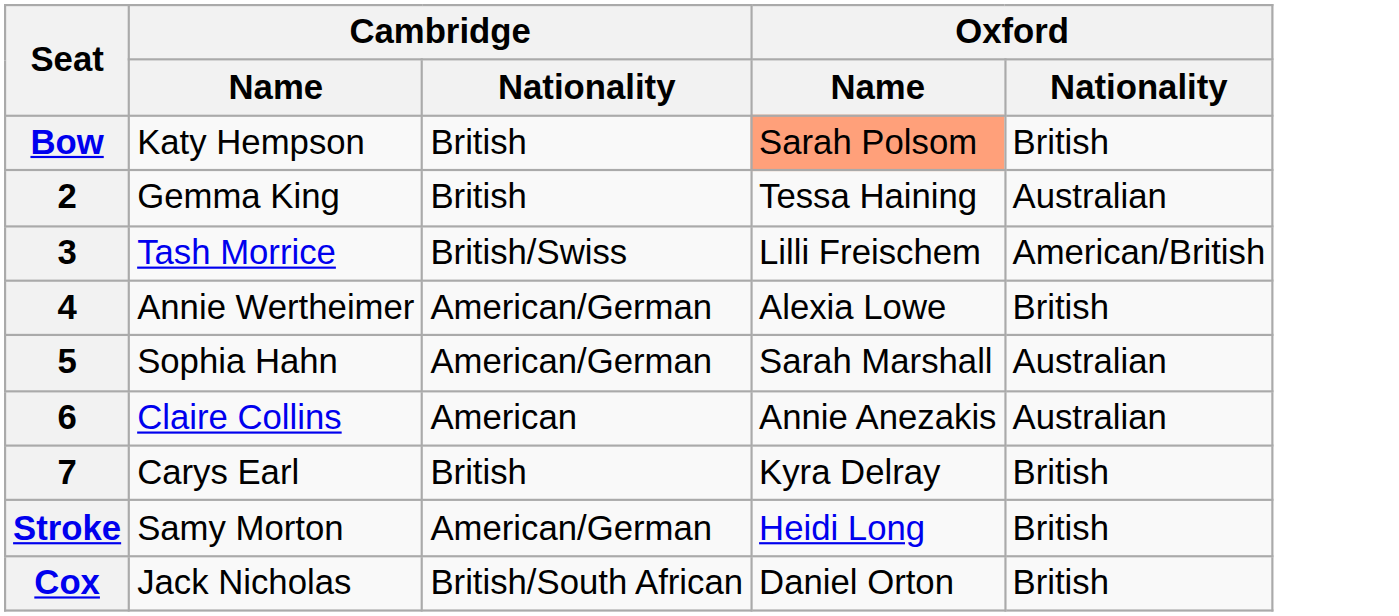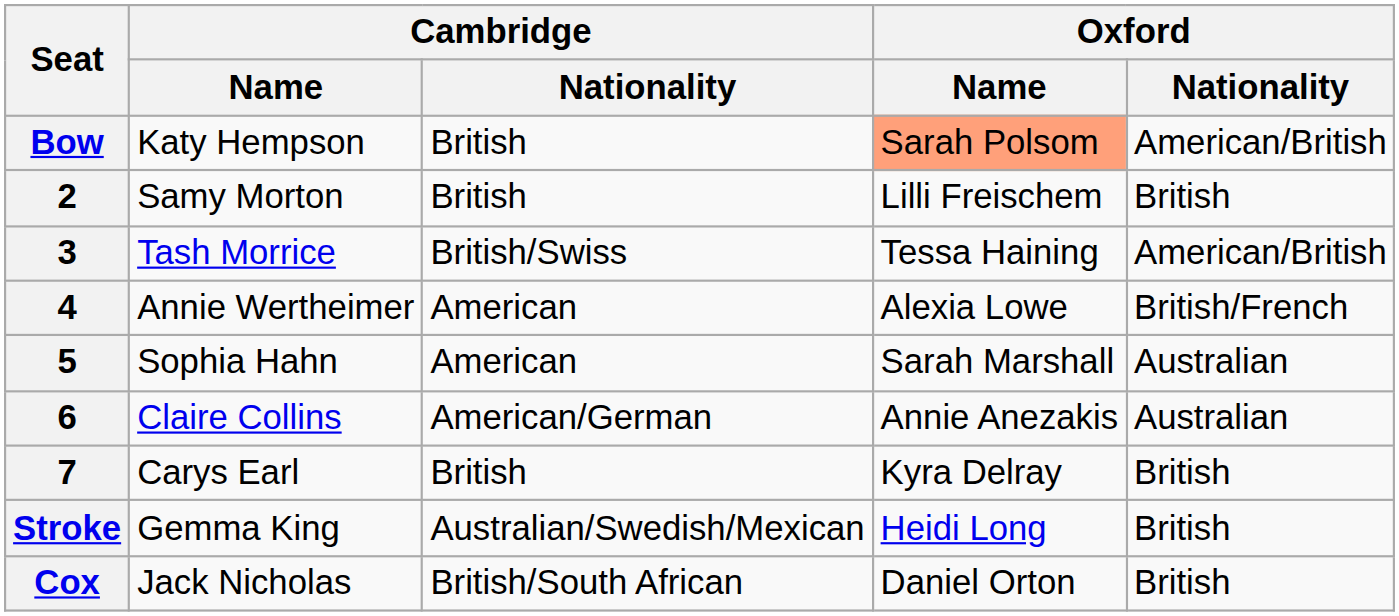(1061, 142) British -> (1260, 142) American/British
(238, 197) Gemma King -> (240, 197) Samy Morton
(868, 197) Tessa Haining -> (992, 197) Lilli Freischem
(1090, 197) Australian -> (1182, 197) British
(870, 252) Lilli Freischem -> (990, 252) Tessa Haining
(571, 307) American/German -> (504, 307) American
(1061, 307) British -> (1241, 307) British/French
(571, 362) American/German -> (504, 362) American
(504, 417) American -> (571, 417) American/German
(240, 527) Samy Morton -> (238, 527) Gemma King
(571, 527) American/German -> (648, 527) Australian/Swedish/Mexican
